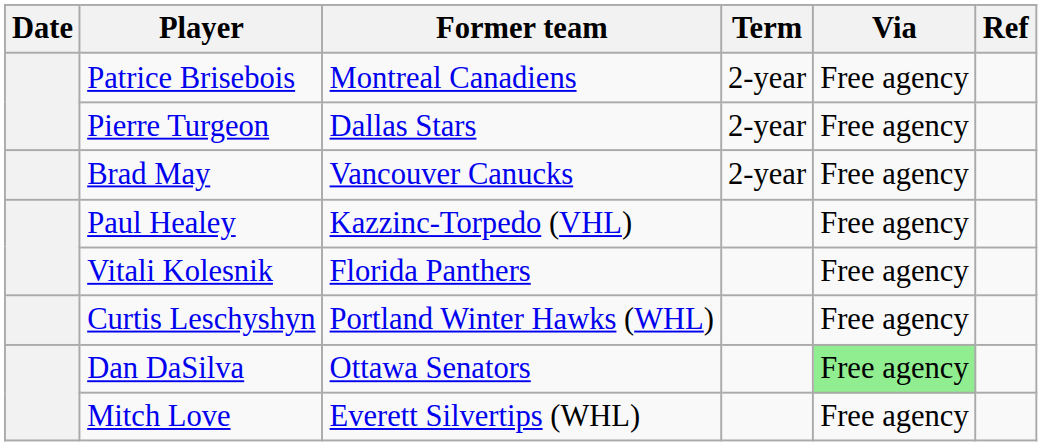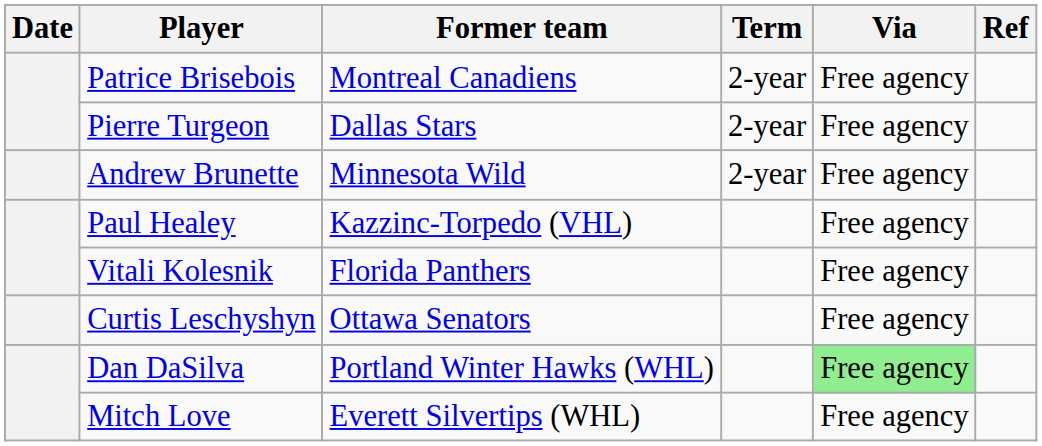- row: (149, 174)
+ row: (193, 174)
(522, 319) Portland Winter Hawks (WHL) -> (430, 319) Ottawa Senators
(430, 367) Ottawa Senators -> (522, 367) Portland Winter Hawks (WHL)
